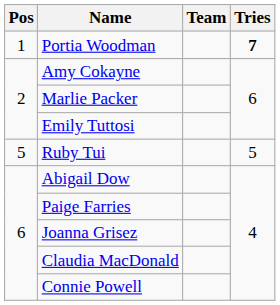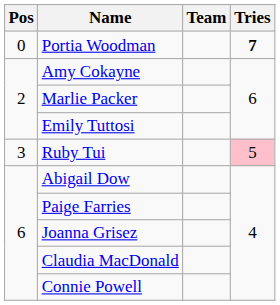(21, 44) 1 -> (21, 44) 0
(21, 152) 5 -> (21, 152) 3
(252, 152) no background -> (252, 152) pink background
